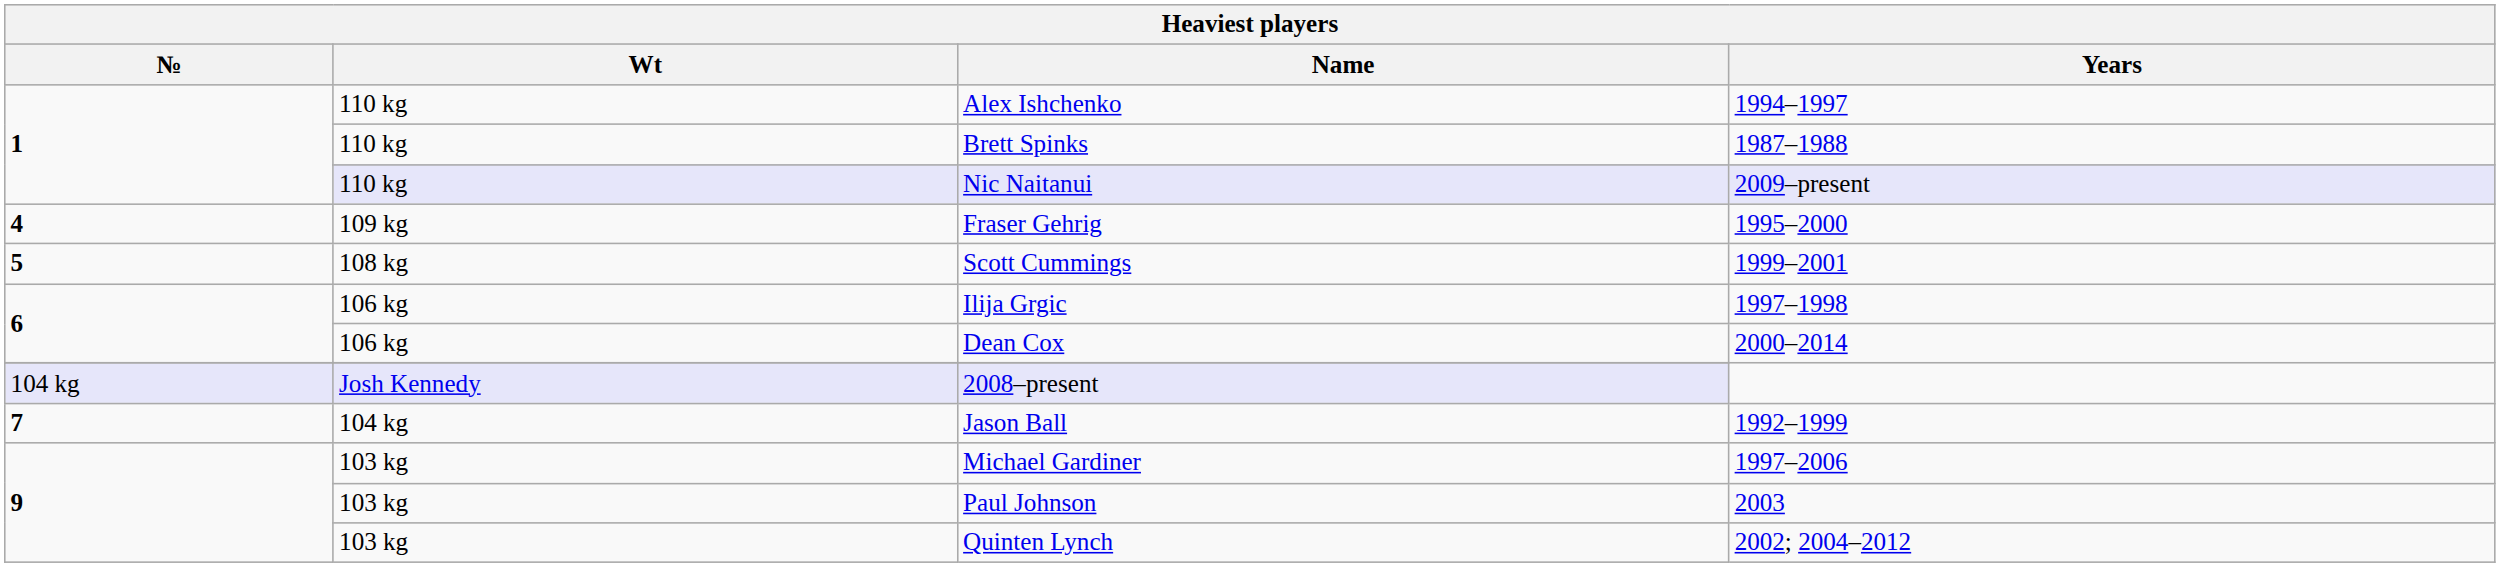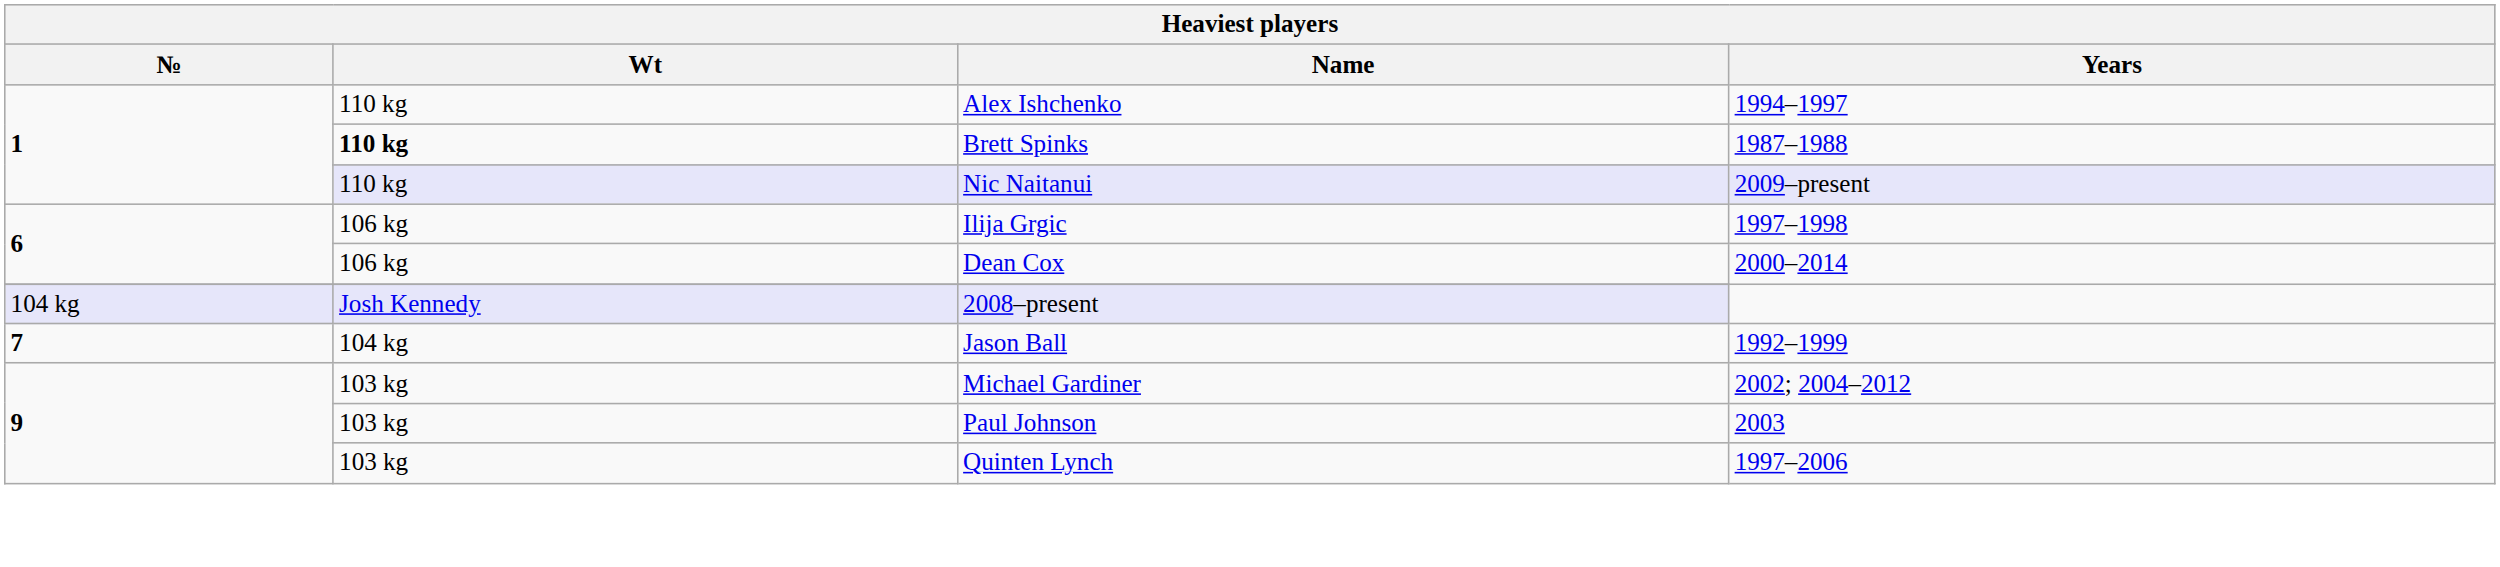(373, 143) normal -> (374, 143) bold
- row: (1033, 223)
- row: (1047, 263)
(1791, 462) 1997–2006 -> (1823, 382) 2002; 2004–2012
(1823, 542) 2002; 2004–2012 -> (1791, 462) 1997–2006
